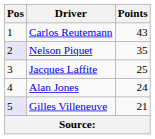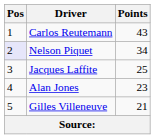(142, 51) 35 -> (142, 51) 34
(142, 88) 24 -> (142, 88) 23
(10, 106) lavender background -> (10, 106) no background
